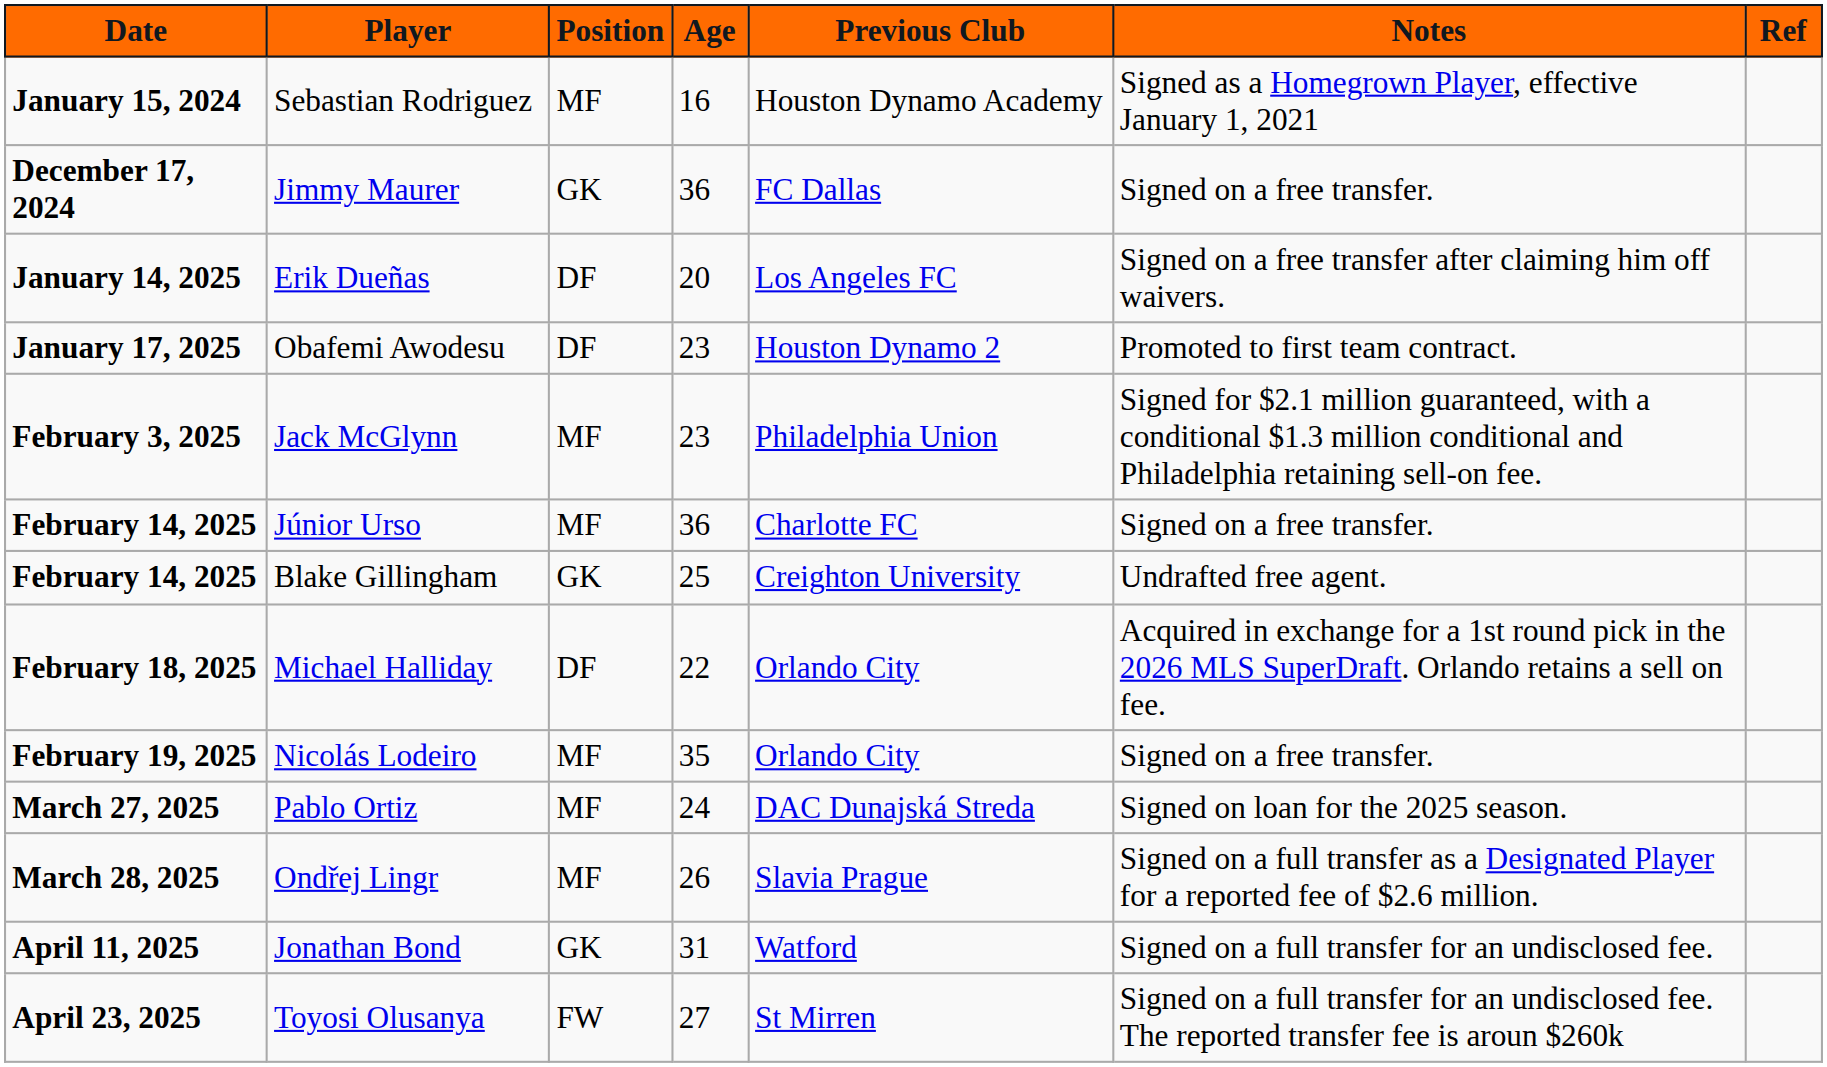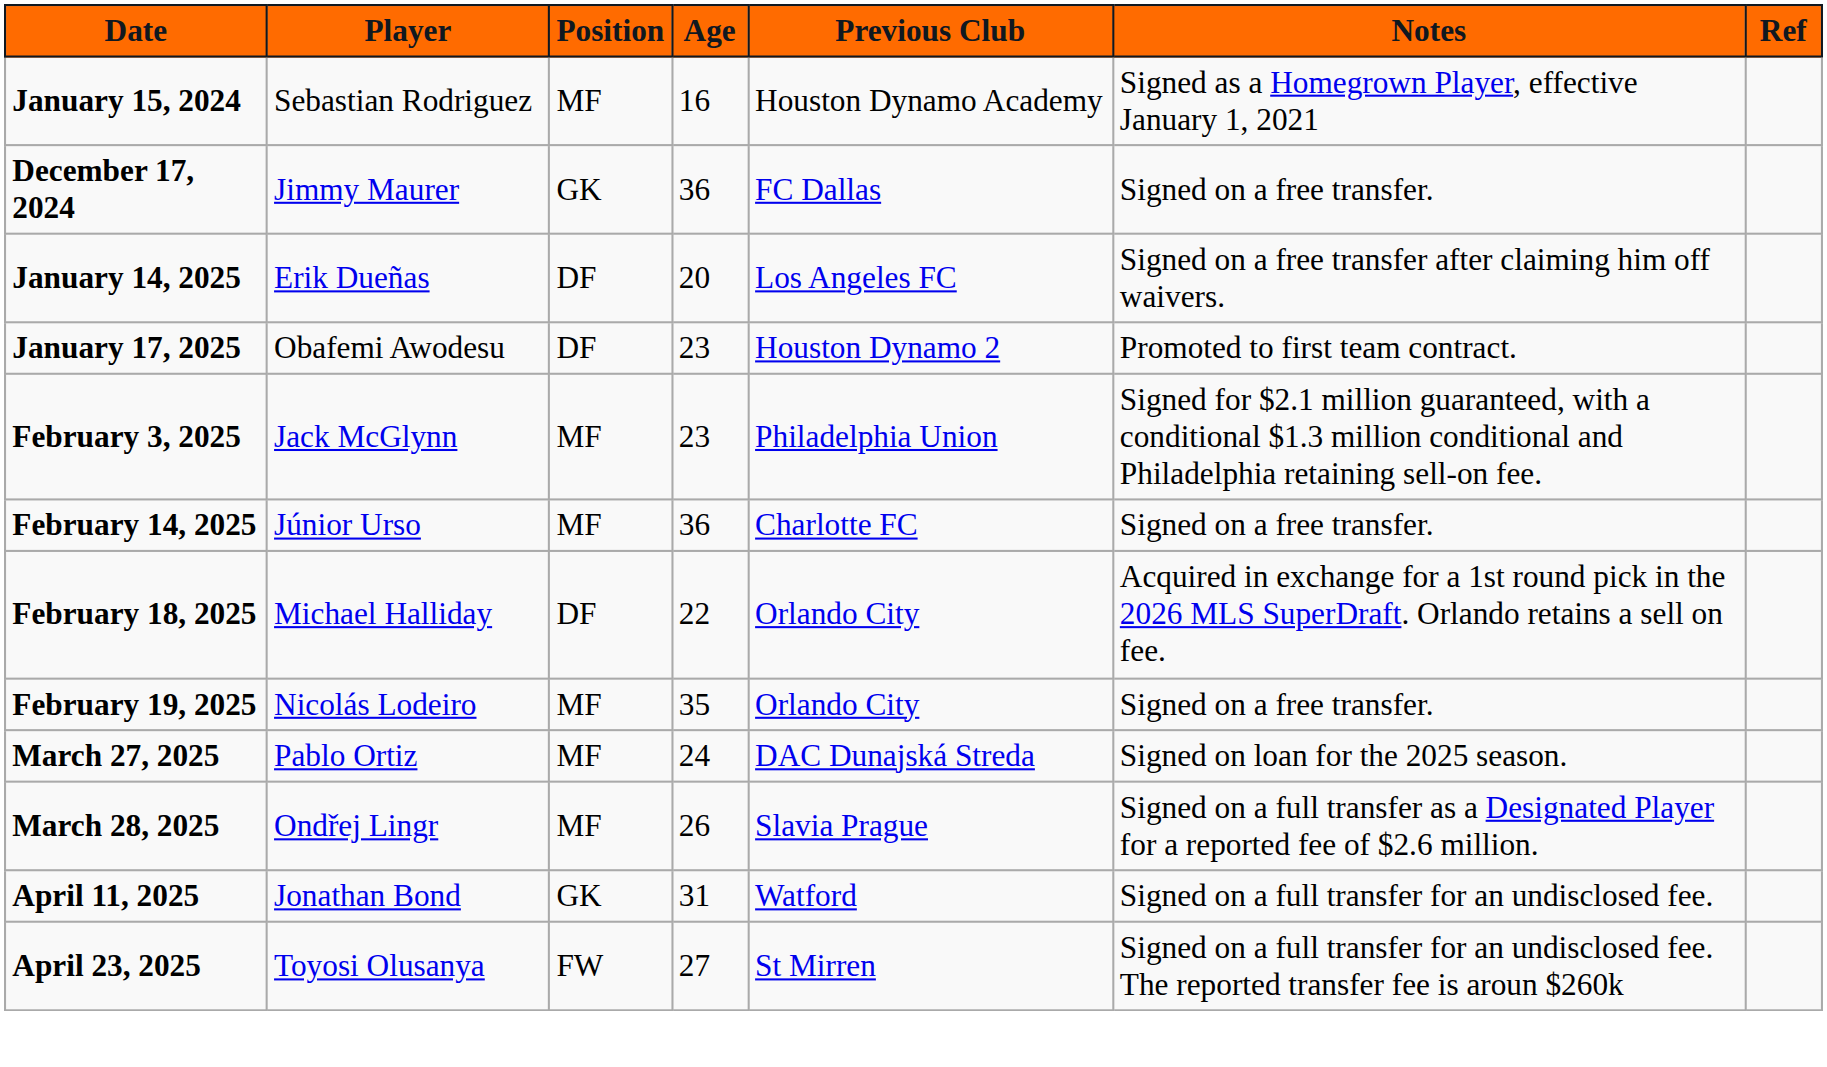- row: (386, 577)
